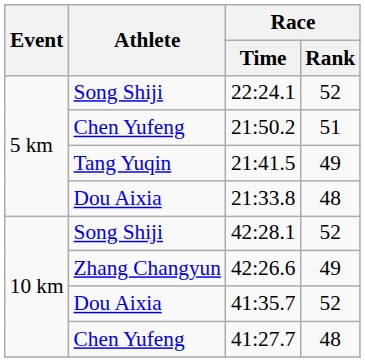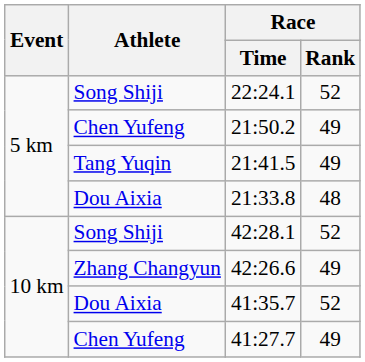(330, 127) 51 -> (330, 127) 49
(330, 338) 48 -> (330, 338) 49
